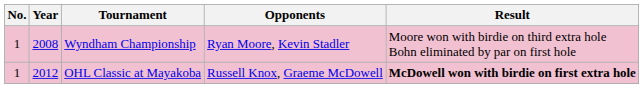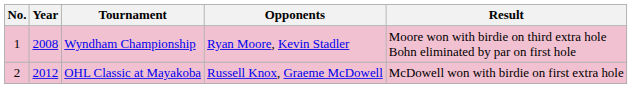(17, 73) 1 -> (17, 73) 2
(512, 73) bold -> (506, 73) normal
